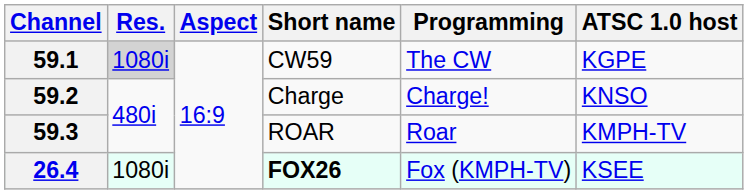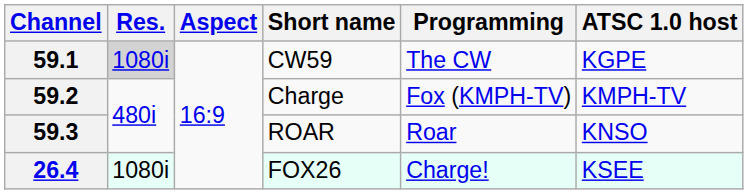(447, 96) Charge! -> (489, 96) Fox (KMPH-TV)
(615, 96) KNSO -> (634, 96) KMPH-TV
(634, 133) KMPH-TV -> (615, 133) KNSO
(305, 170) bold -> (305, 170) normal
(489, 170) Fox (KMPH-TV) -> (447, 170) Charge!
